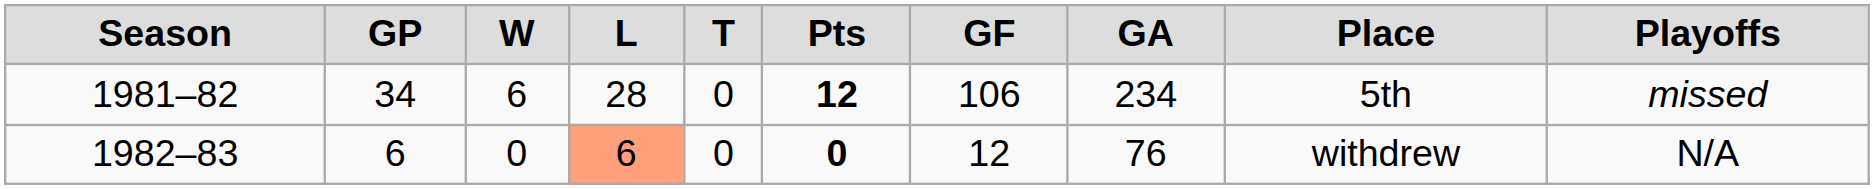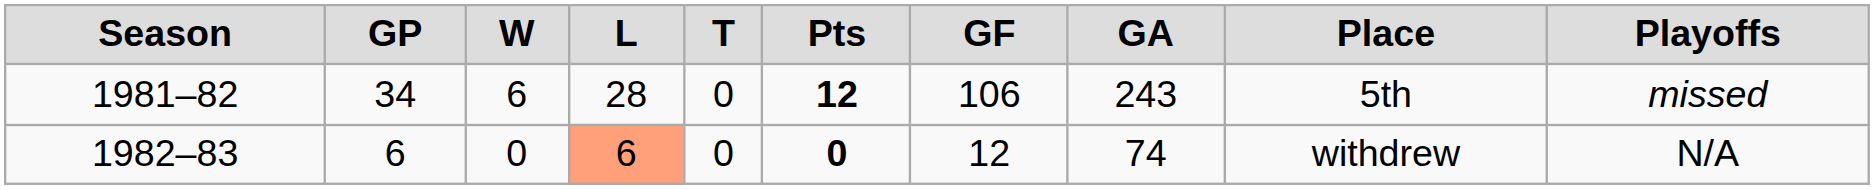(1146, 93) 234 -> (1146, 93) 243
(1146, 153) 76 -> (1146, 153) 74
